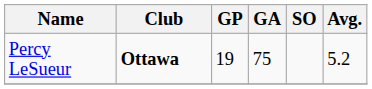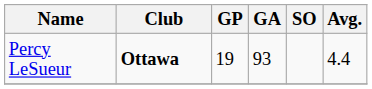(262, 58) 75 -> (262, 58) 93
(339, 58) 5.2 -> (339, 58) 4.4
